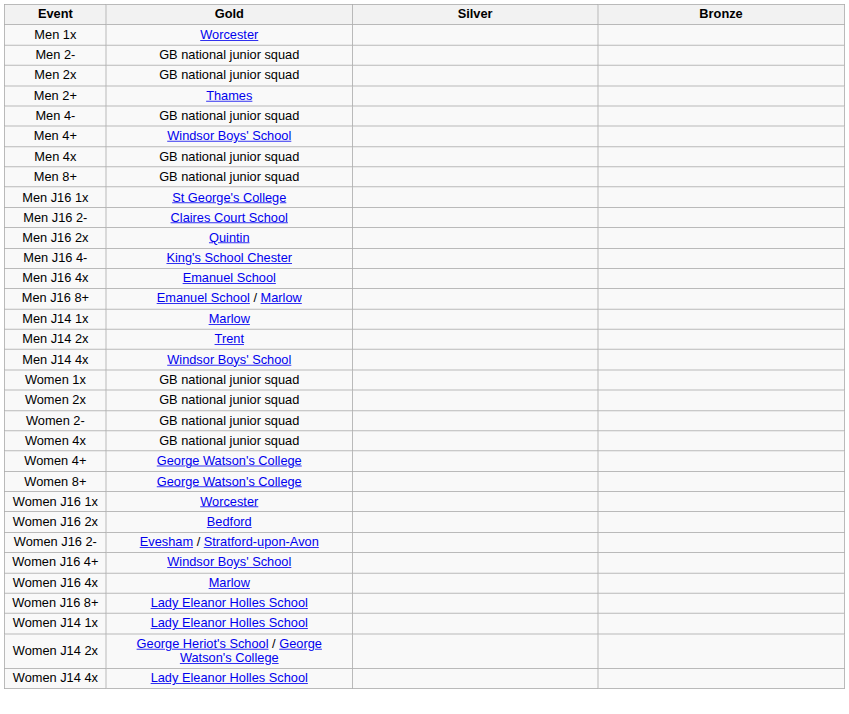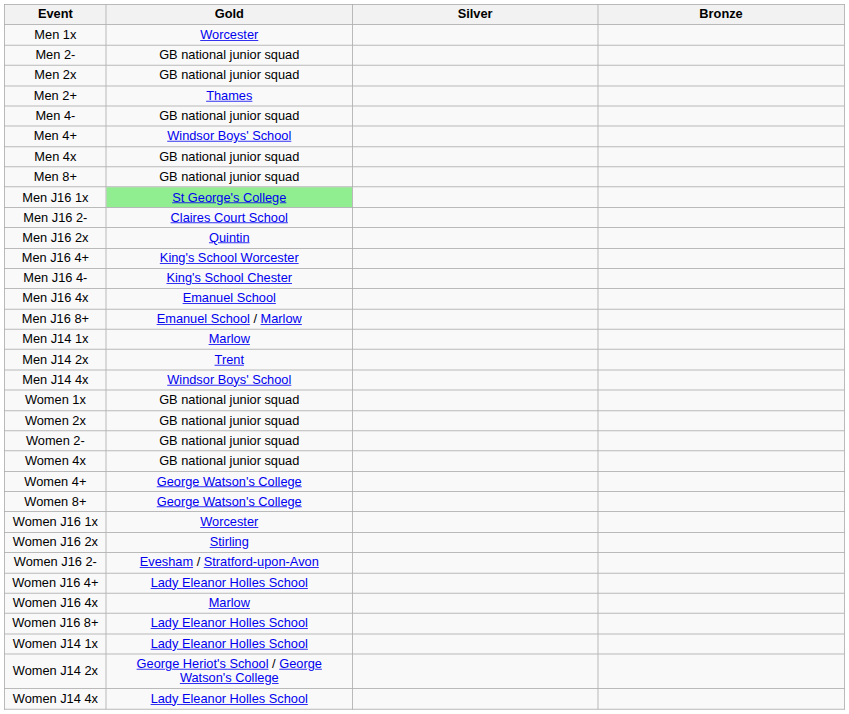(229, 197) no background -> (229, 197) lightgreen background
+ row: (55, 258)
(229, 522) Bedford -> (229, 542) Stirling
(229, 562) Windsor Boys' School -> (229, 583) Lady Eleanor Holles School
